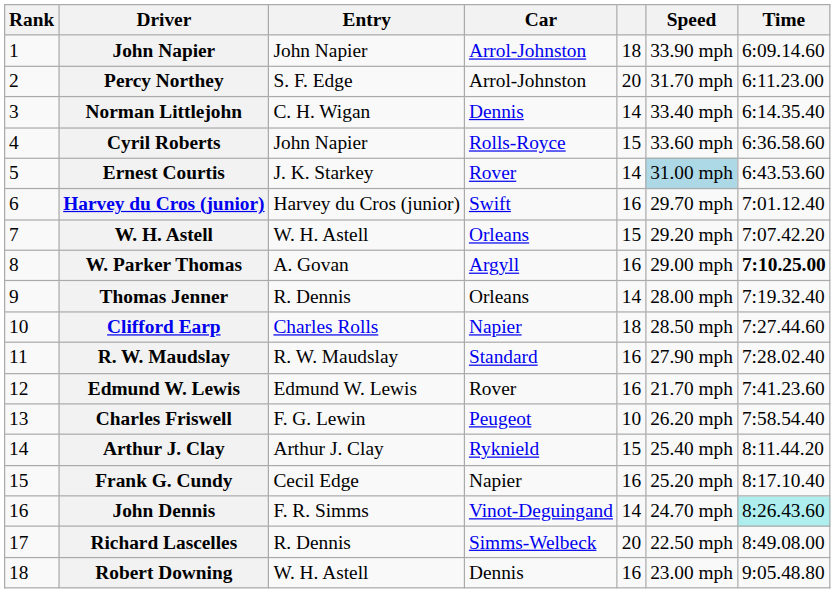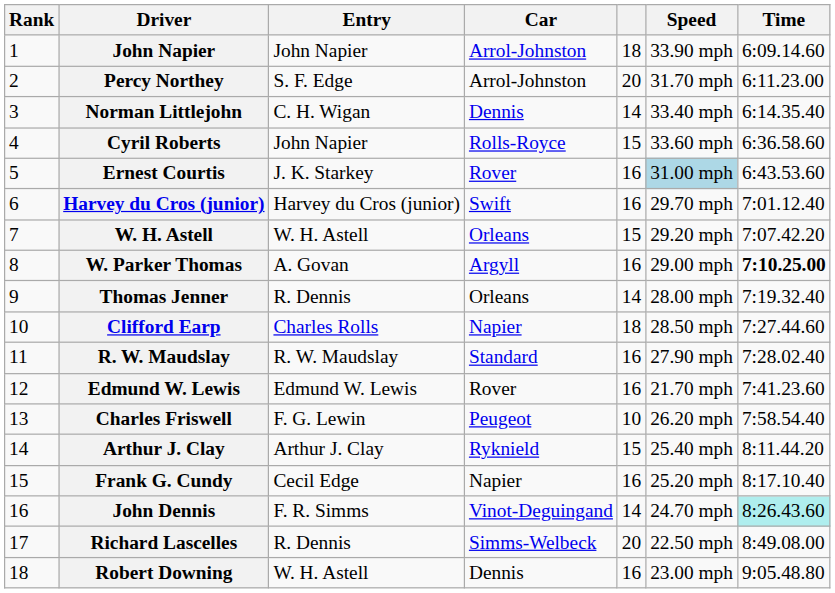(632, 173) 14 -> (632, 173) 16
